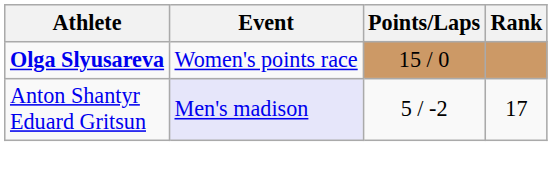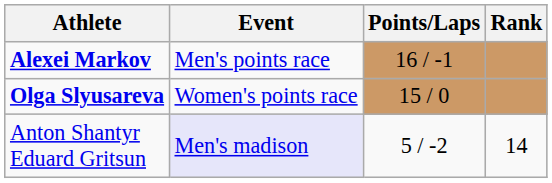+ row: (80, 59)
(516, 109) 17 -> (516, 145) 14
